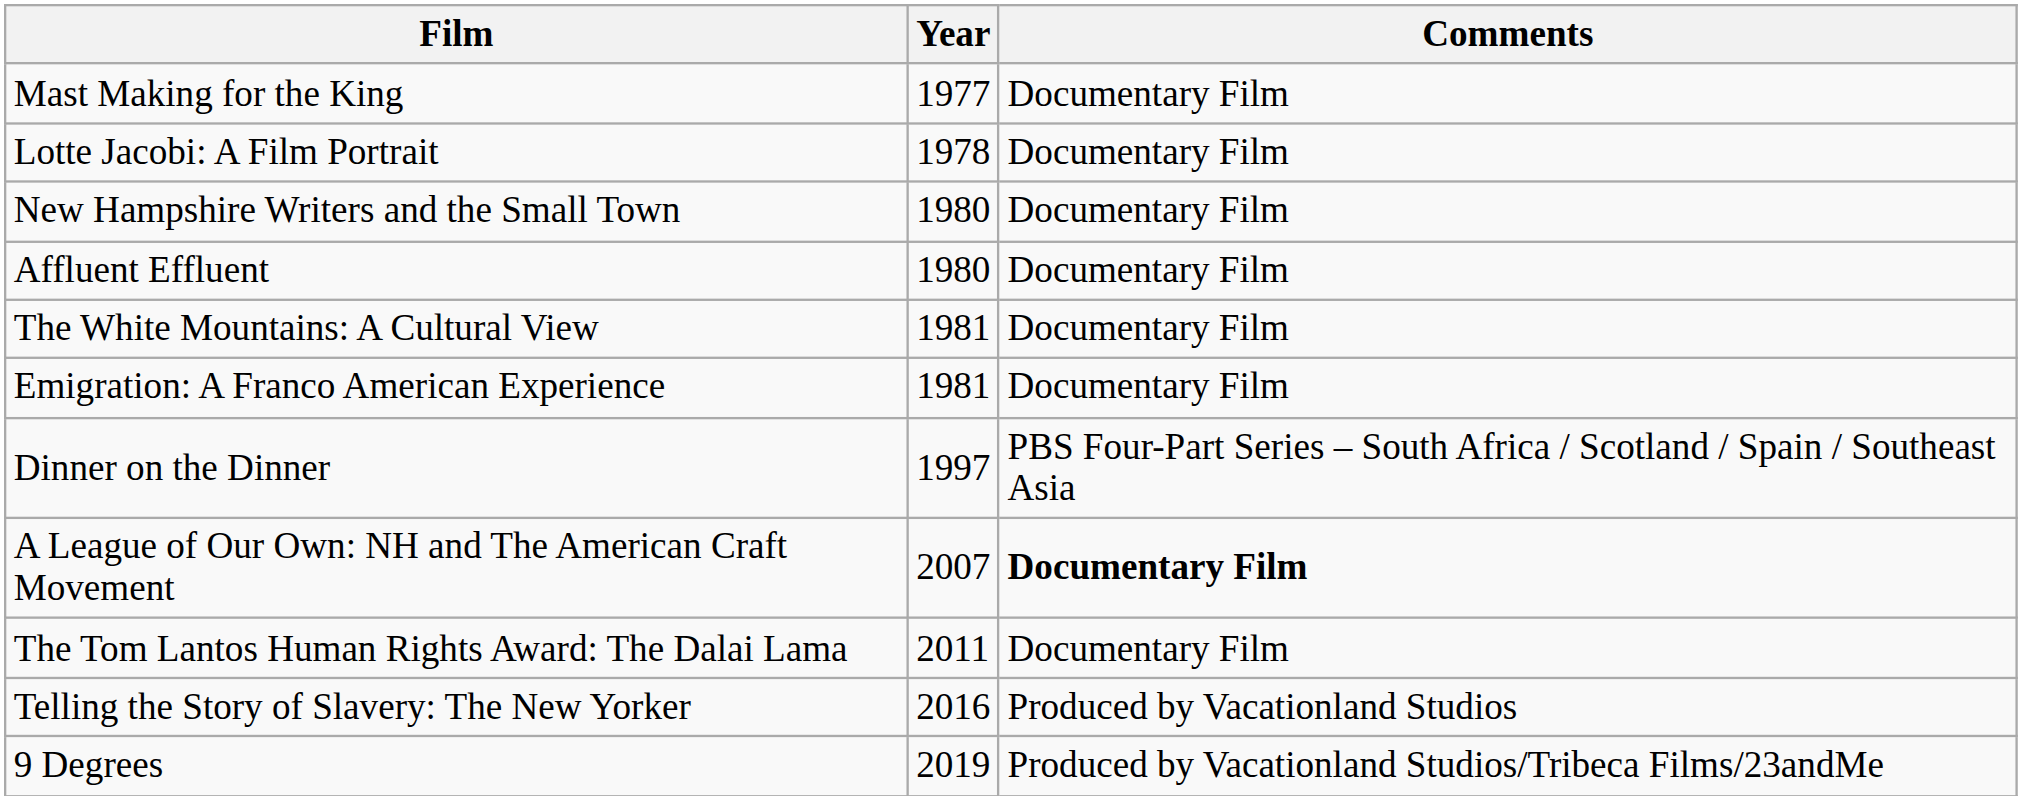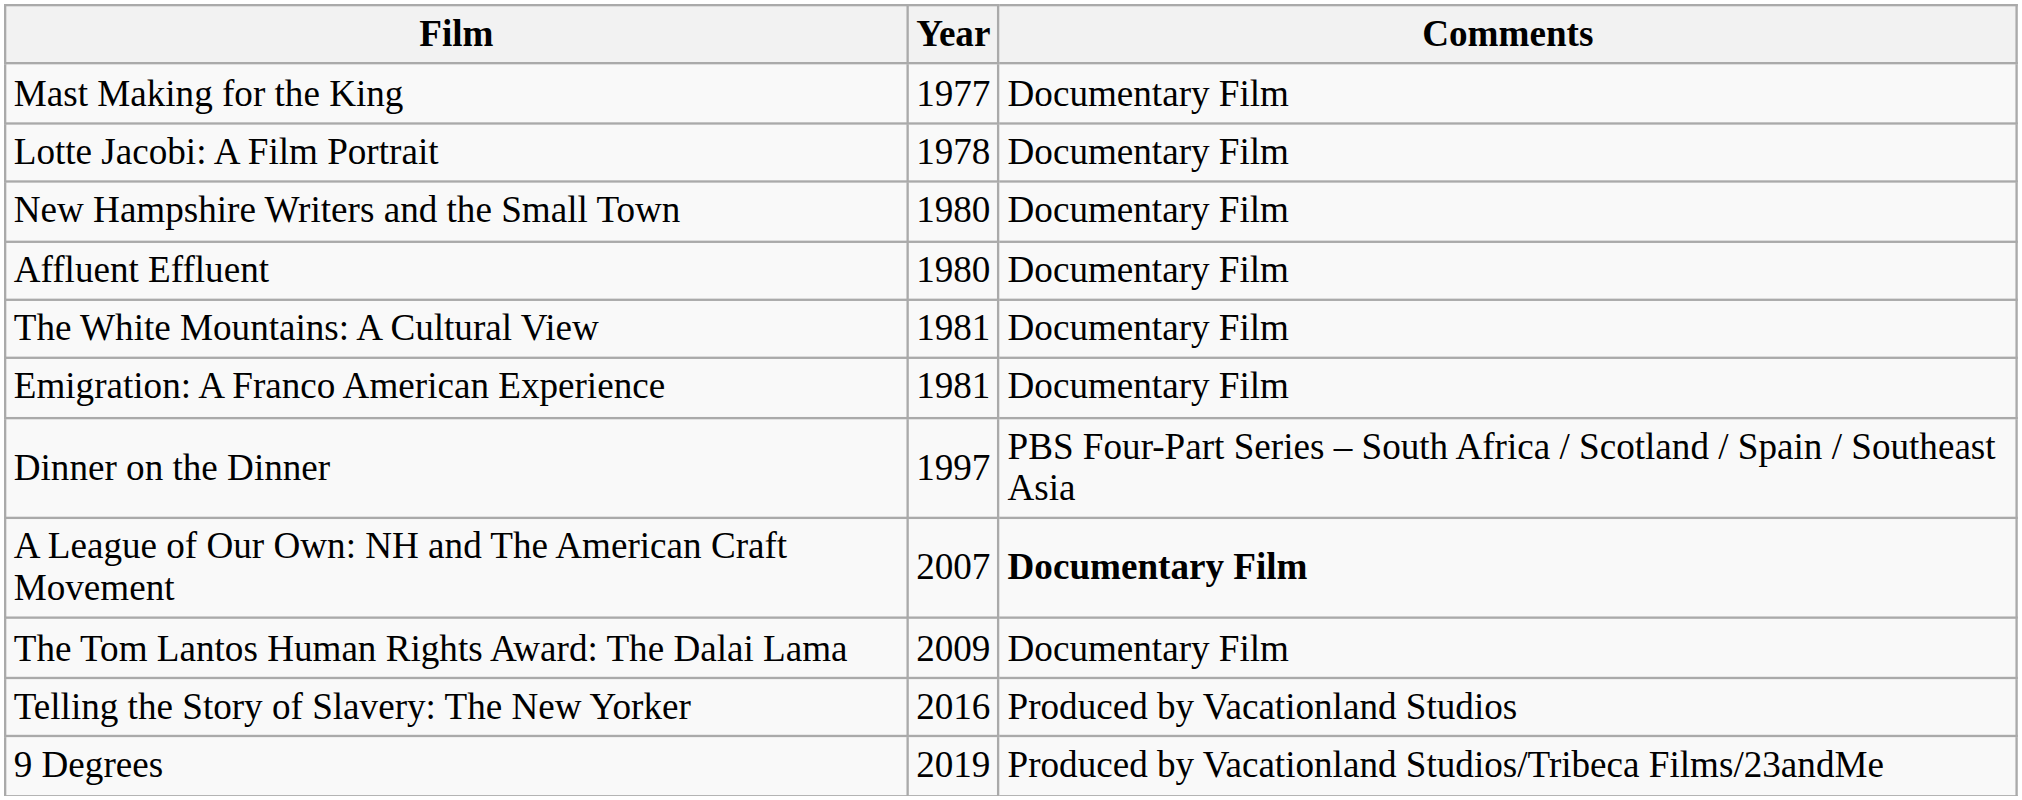(953, 647) 2011 -> (953, 647) 2009
